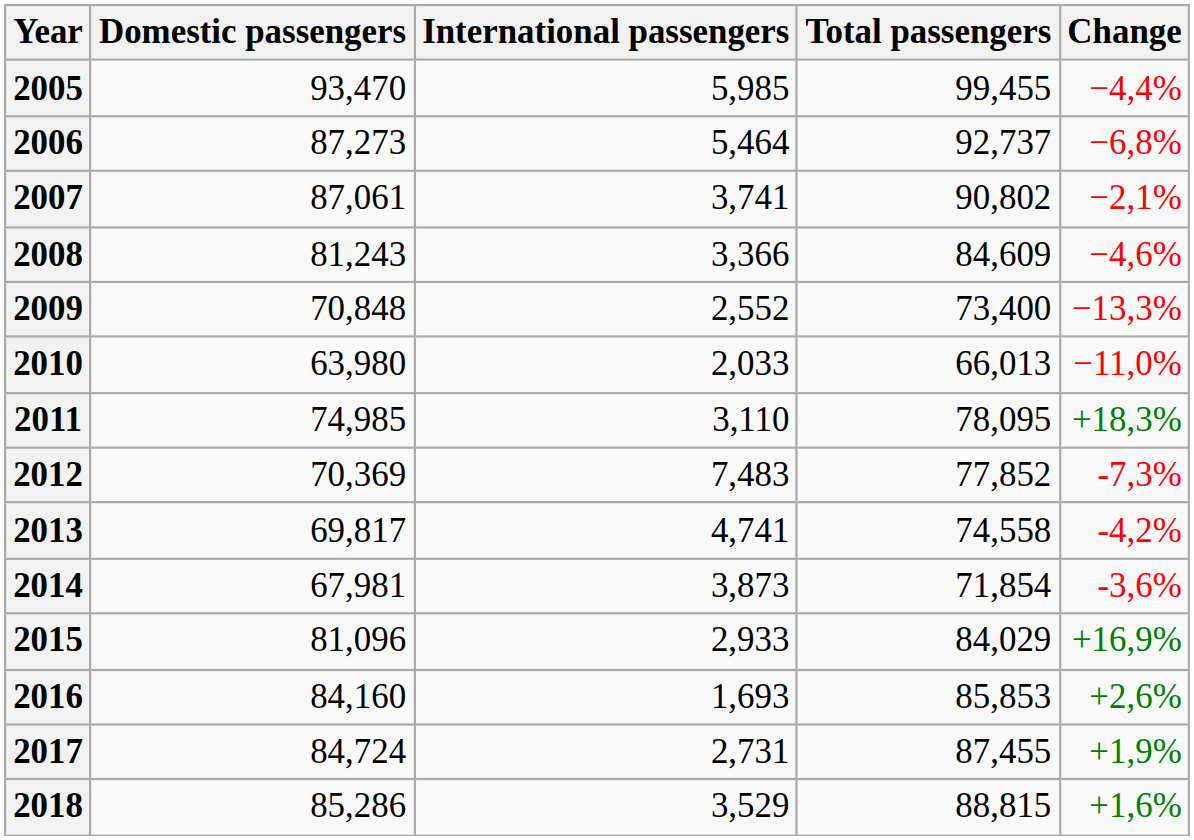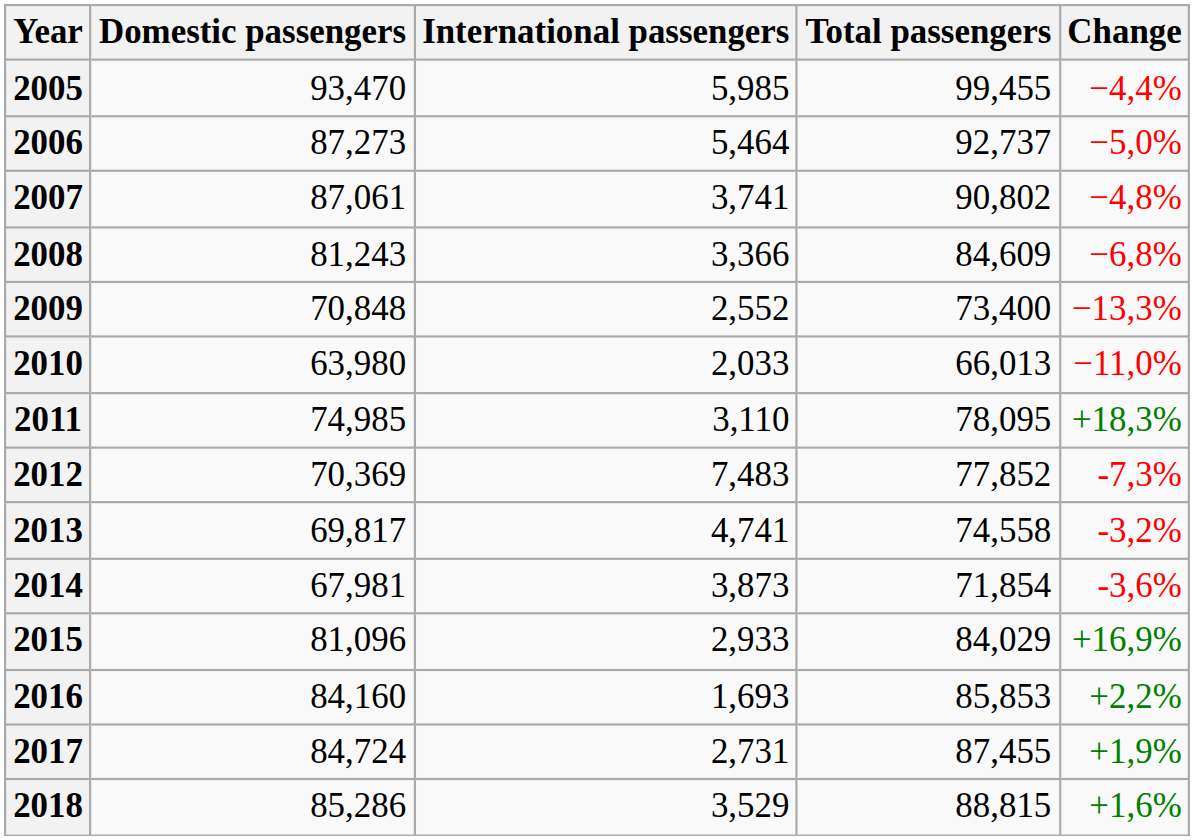(1136, 142) −6,8% -> (1136, 142) −5,0%
(1136, 198) −2,1% -> (1136, 198) −4,8%
(1136, 253) −4,6% -> (1136, 253) −6,8%
(1140, 530) -4,2% -> (1140, 530) -3,2%
(1136, 695) +2,6% -> (1136, 695) +2,2%
